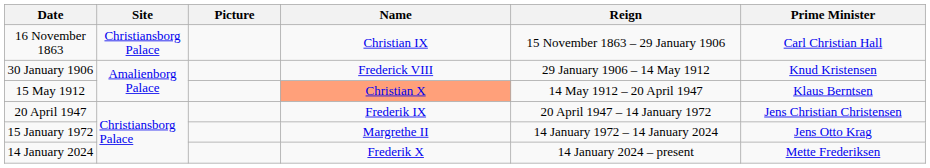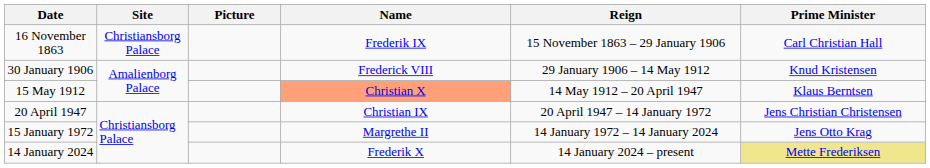(396, 42) Christian IX -> (396, 42) Frederik IX
(396, 111) Frederik IX -> (396, 111) Christian IX
(833, 152) no background -> (833, 152) khaki background
